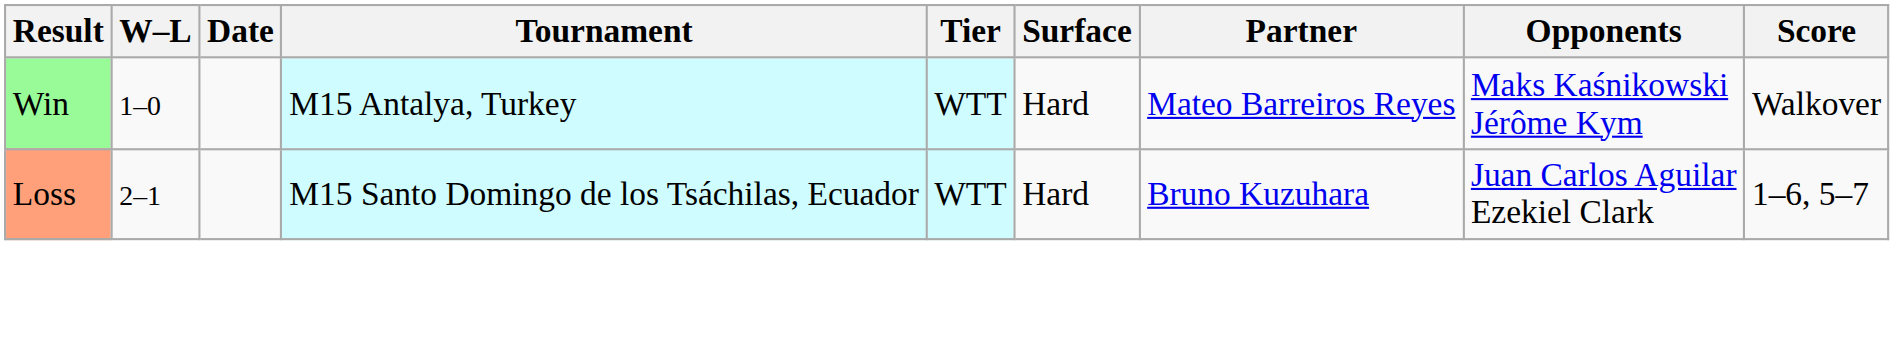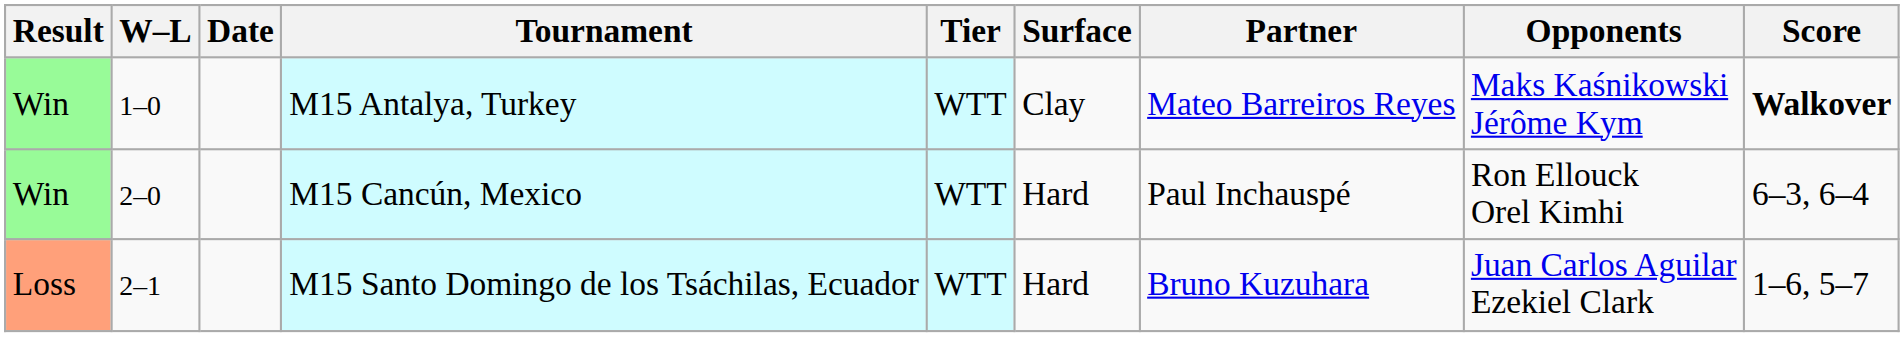(1056, 102) Hard -> (1054, 102) Clay
(1817, 102) normal -> (1822, 102) bold
+ row: (436, 193)
